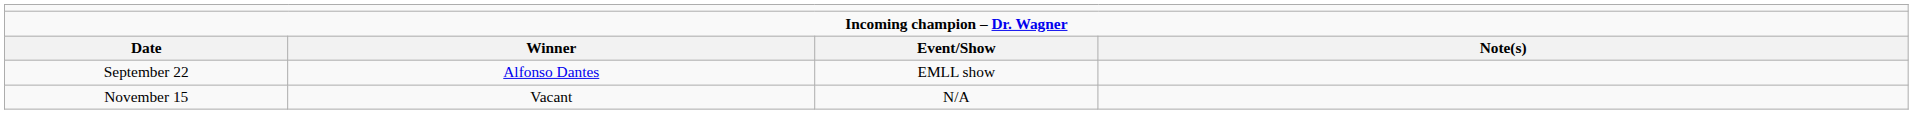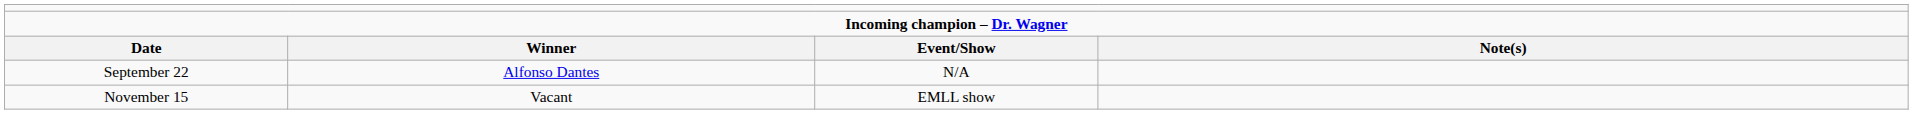(956, 72) EMLL show -> (956, 72) N/A
(956, 96) N/A -> (956, 96) EMLL show
